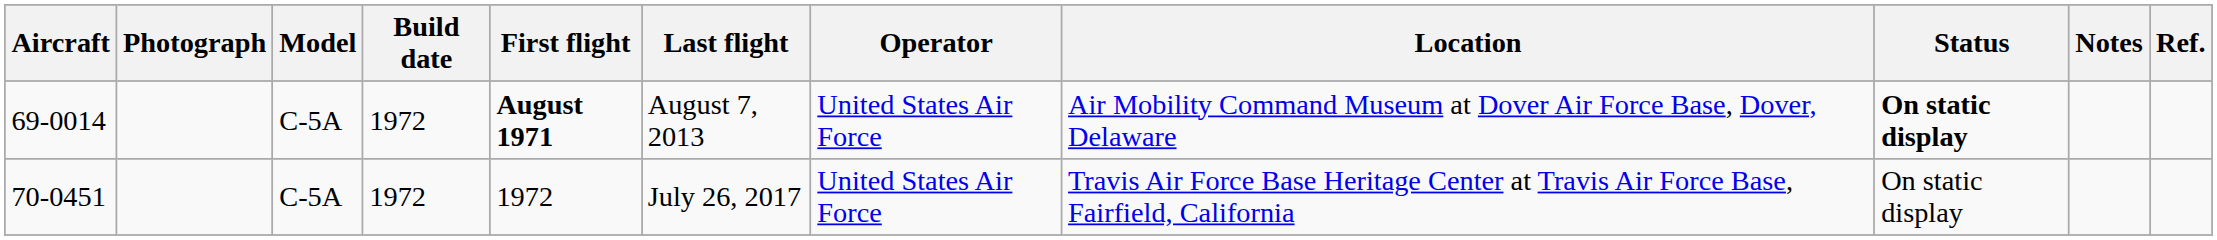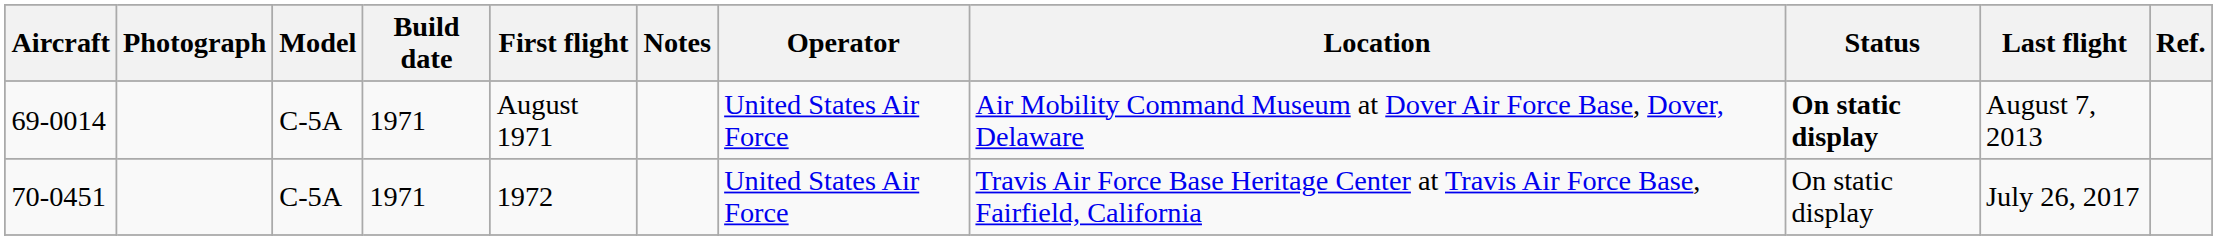columns swapped: (726, 42) <-> (2109, 42)
(398, 119) 1972 -> (398, 119) 1971
(540, 119) bold -> (538, 119) normal
(398, 196) 1972 -> (398, 196) 1971
